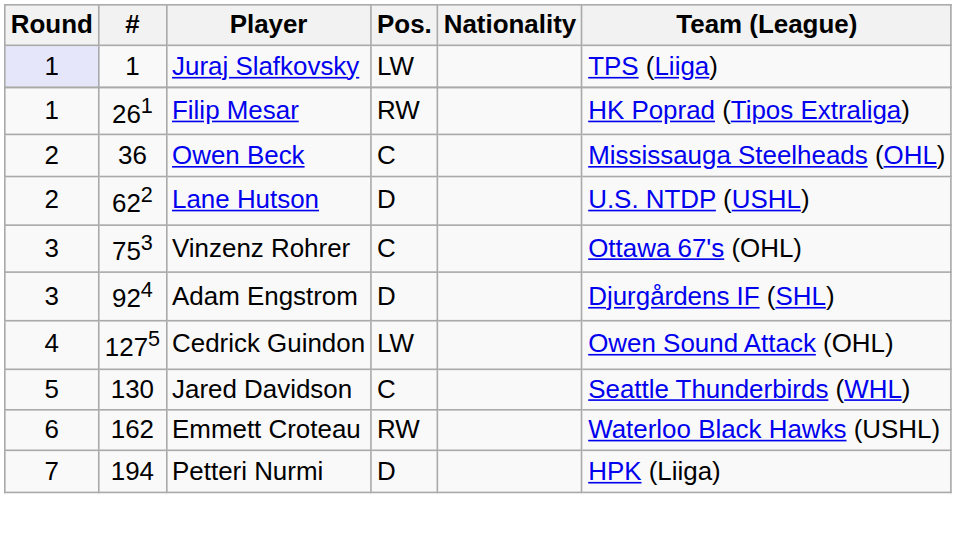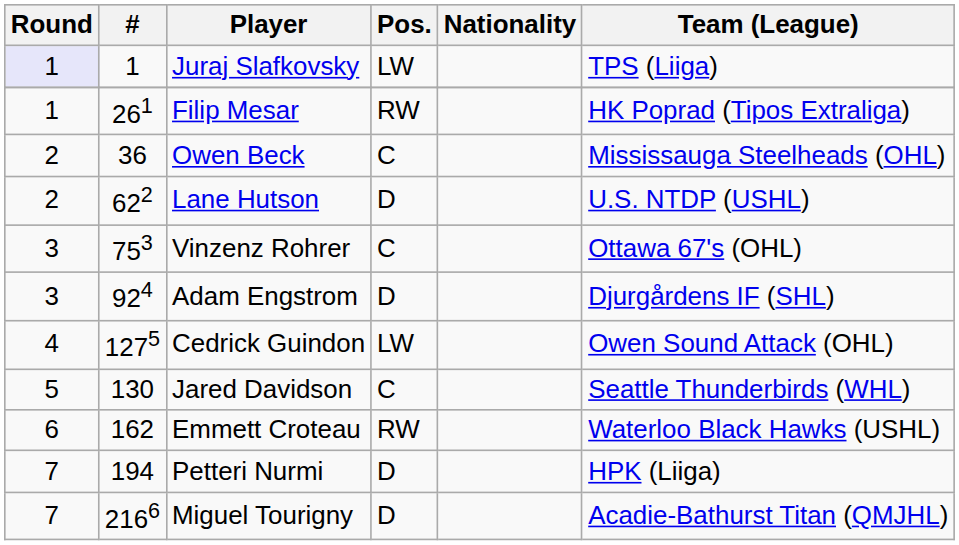+ row: (263, 515)
